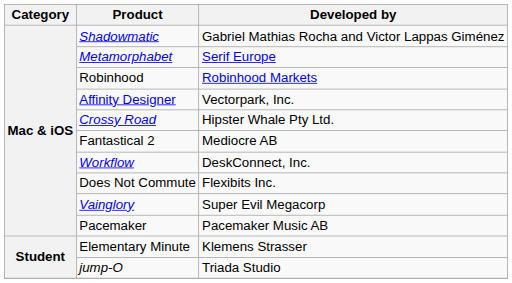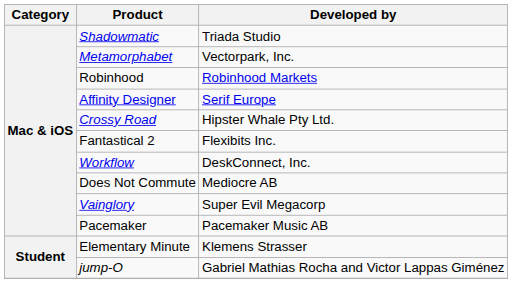(353, 36) Gabriel Mathias Rocha and Victor Lappas Giménez -> (241, 36) Triada Studio
(239, 57) Serif Europe -> (248, 57) Vectorpark, Inc.
(248, 99) Vectorpark, Inc. -> (239, 99) Serif Europe
(240, 141) Mediocre AB -> (239, 141) Flexibits Inc.
(239, 183) Flexibits Inc. -> (240, 183) Mediocre AB
(241, 267) Triada Studio -> (353, 267) Gabriel Mathias Rocha and Victor Lappas Giménez
